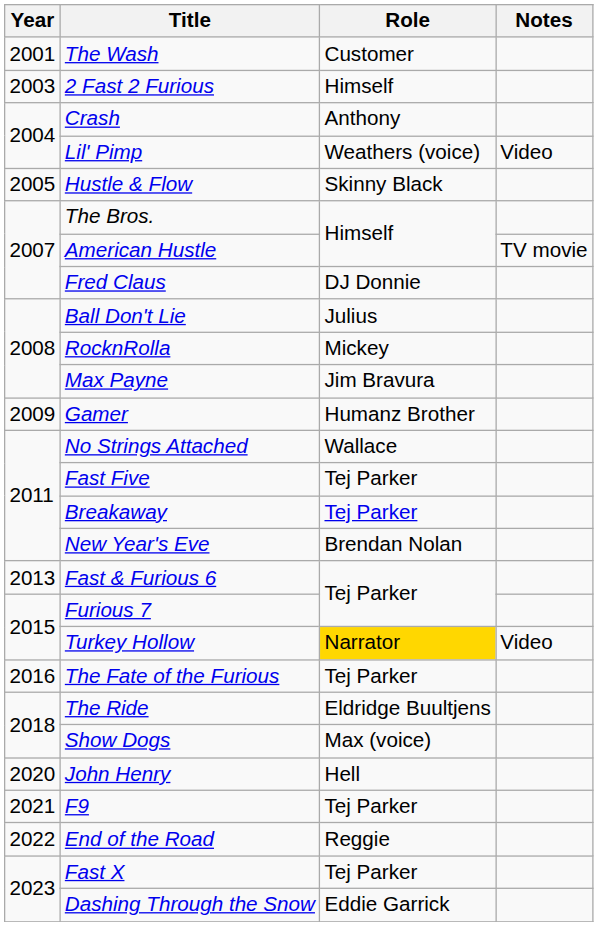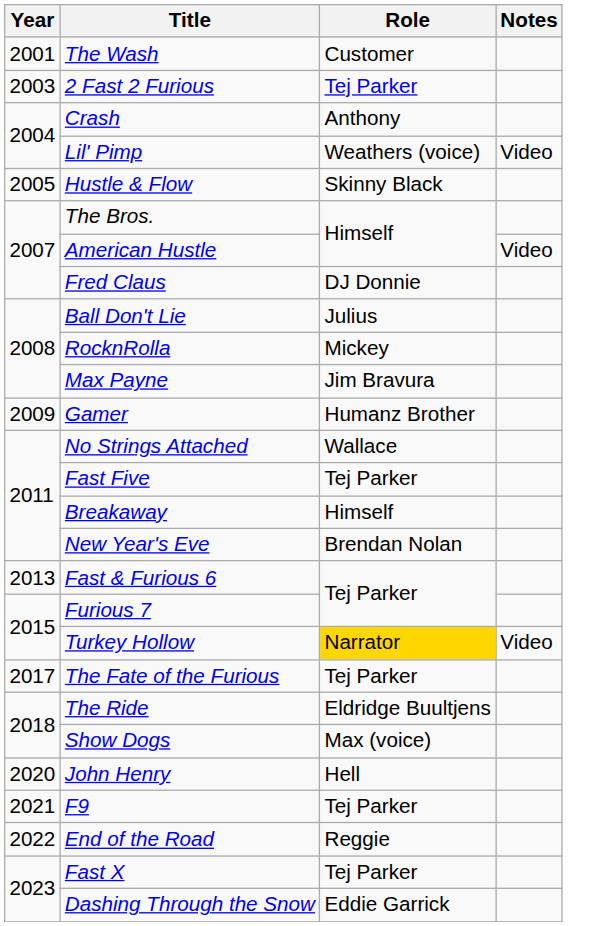(359, 86) Himself -> (371, 86) Tej Parker
(544, 250) TV movie -> (527, 250) Video
(371, 511) Tej Parker -> (359, 511) Himself
(32, 675) 2016 -> (32, 675) 2017
